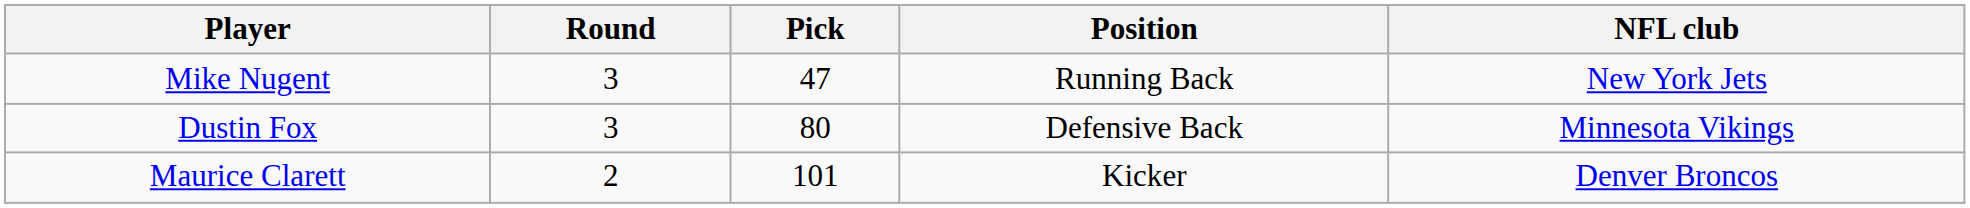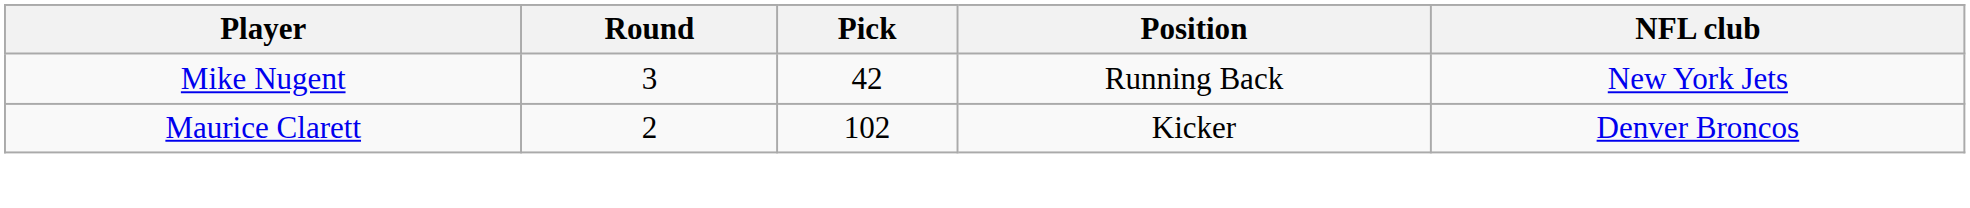(815, 78) 47 -> (867, 78) 42
- row: (248, 127)
(815, 176) 101 -> (867, 127) 102
